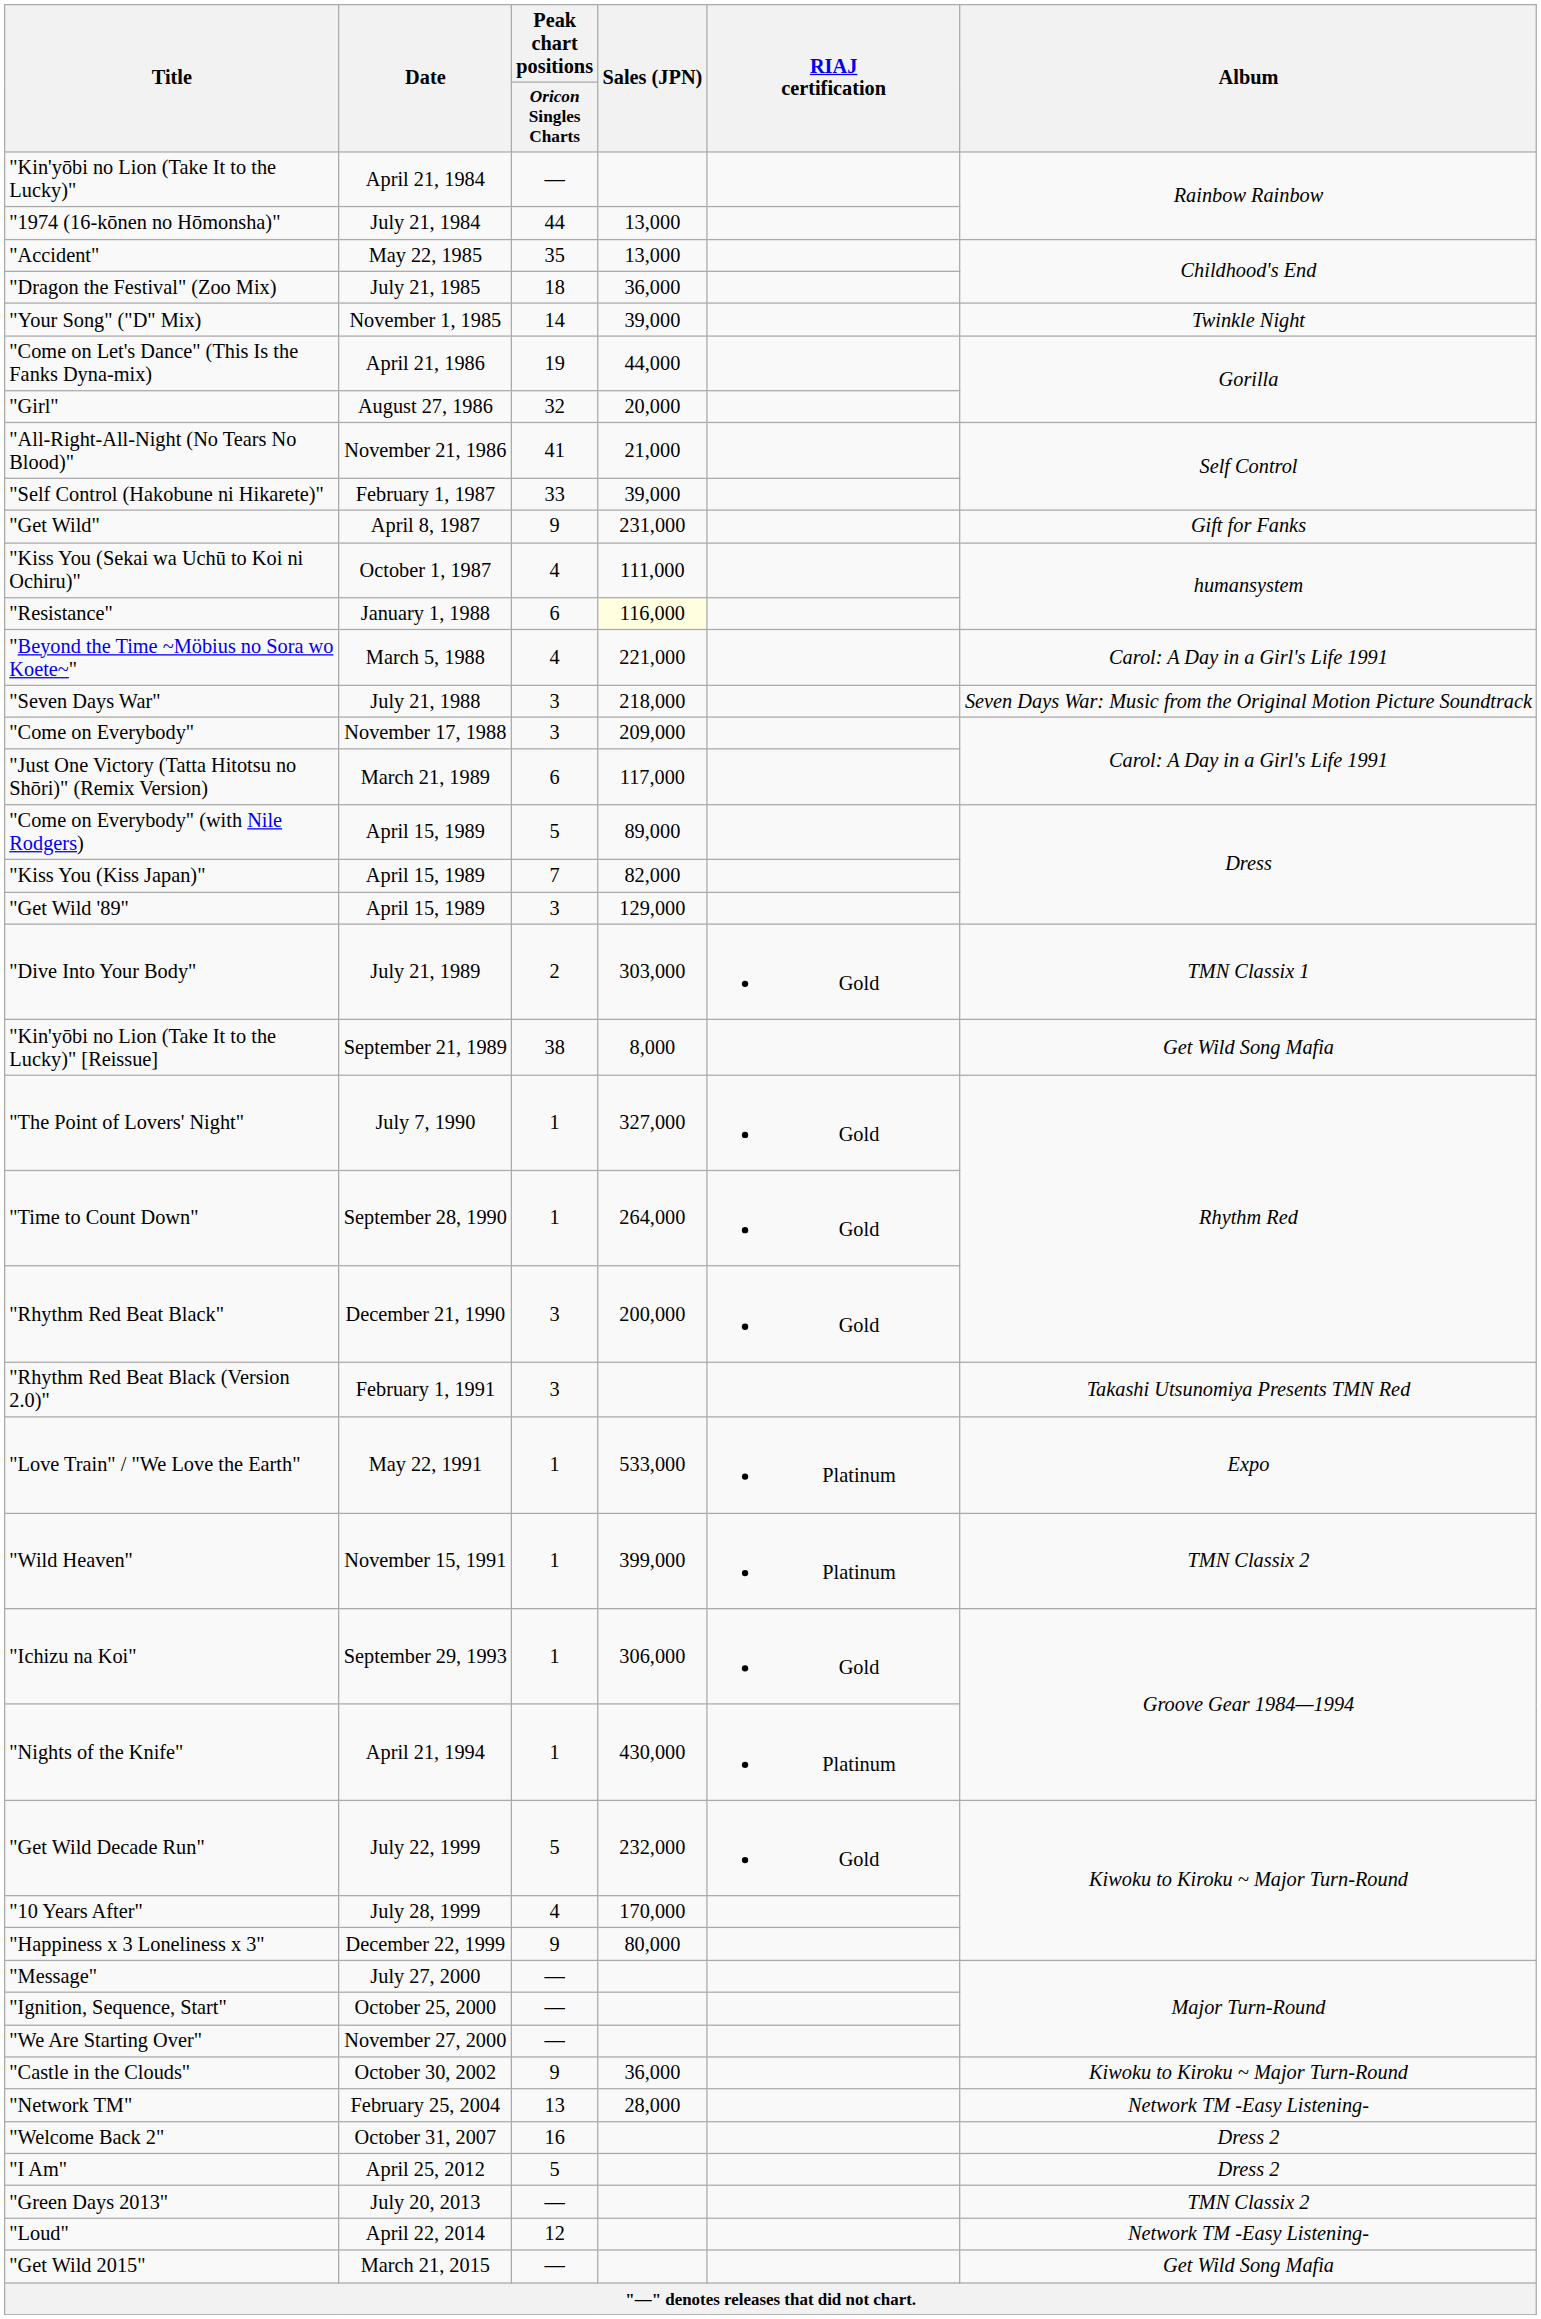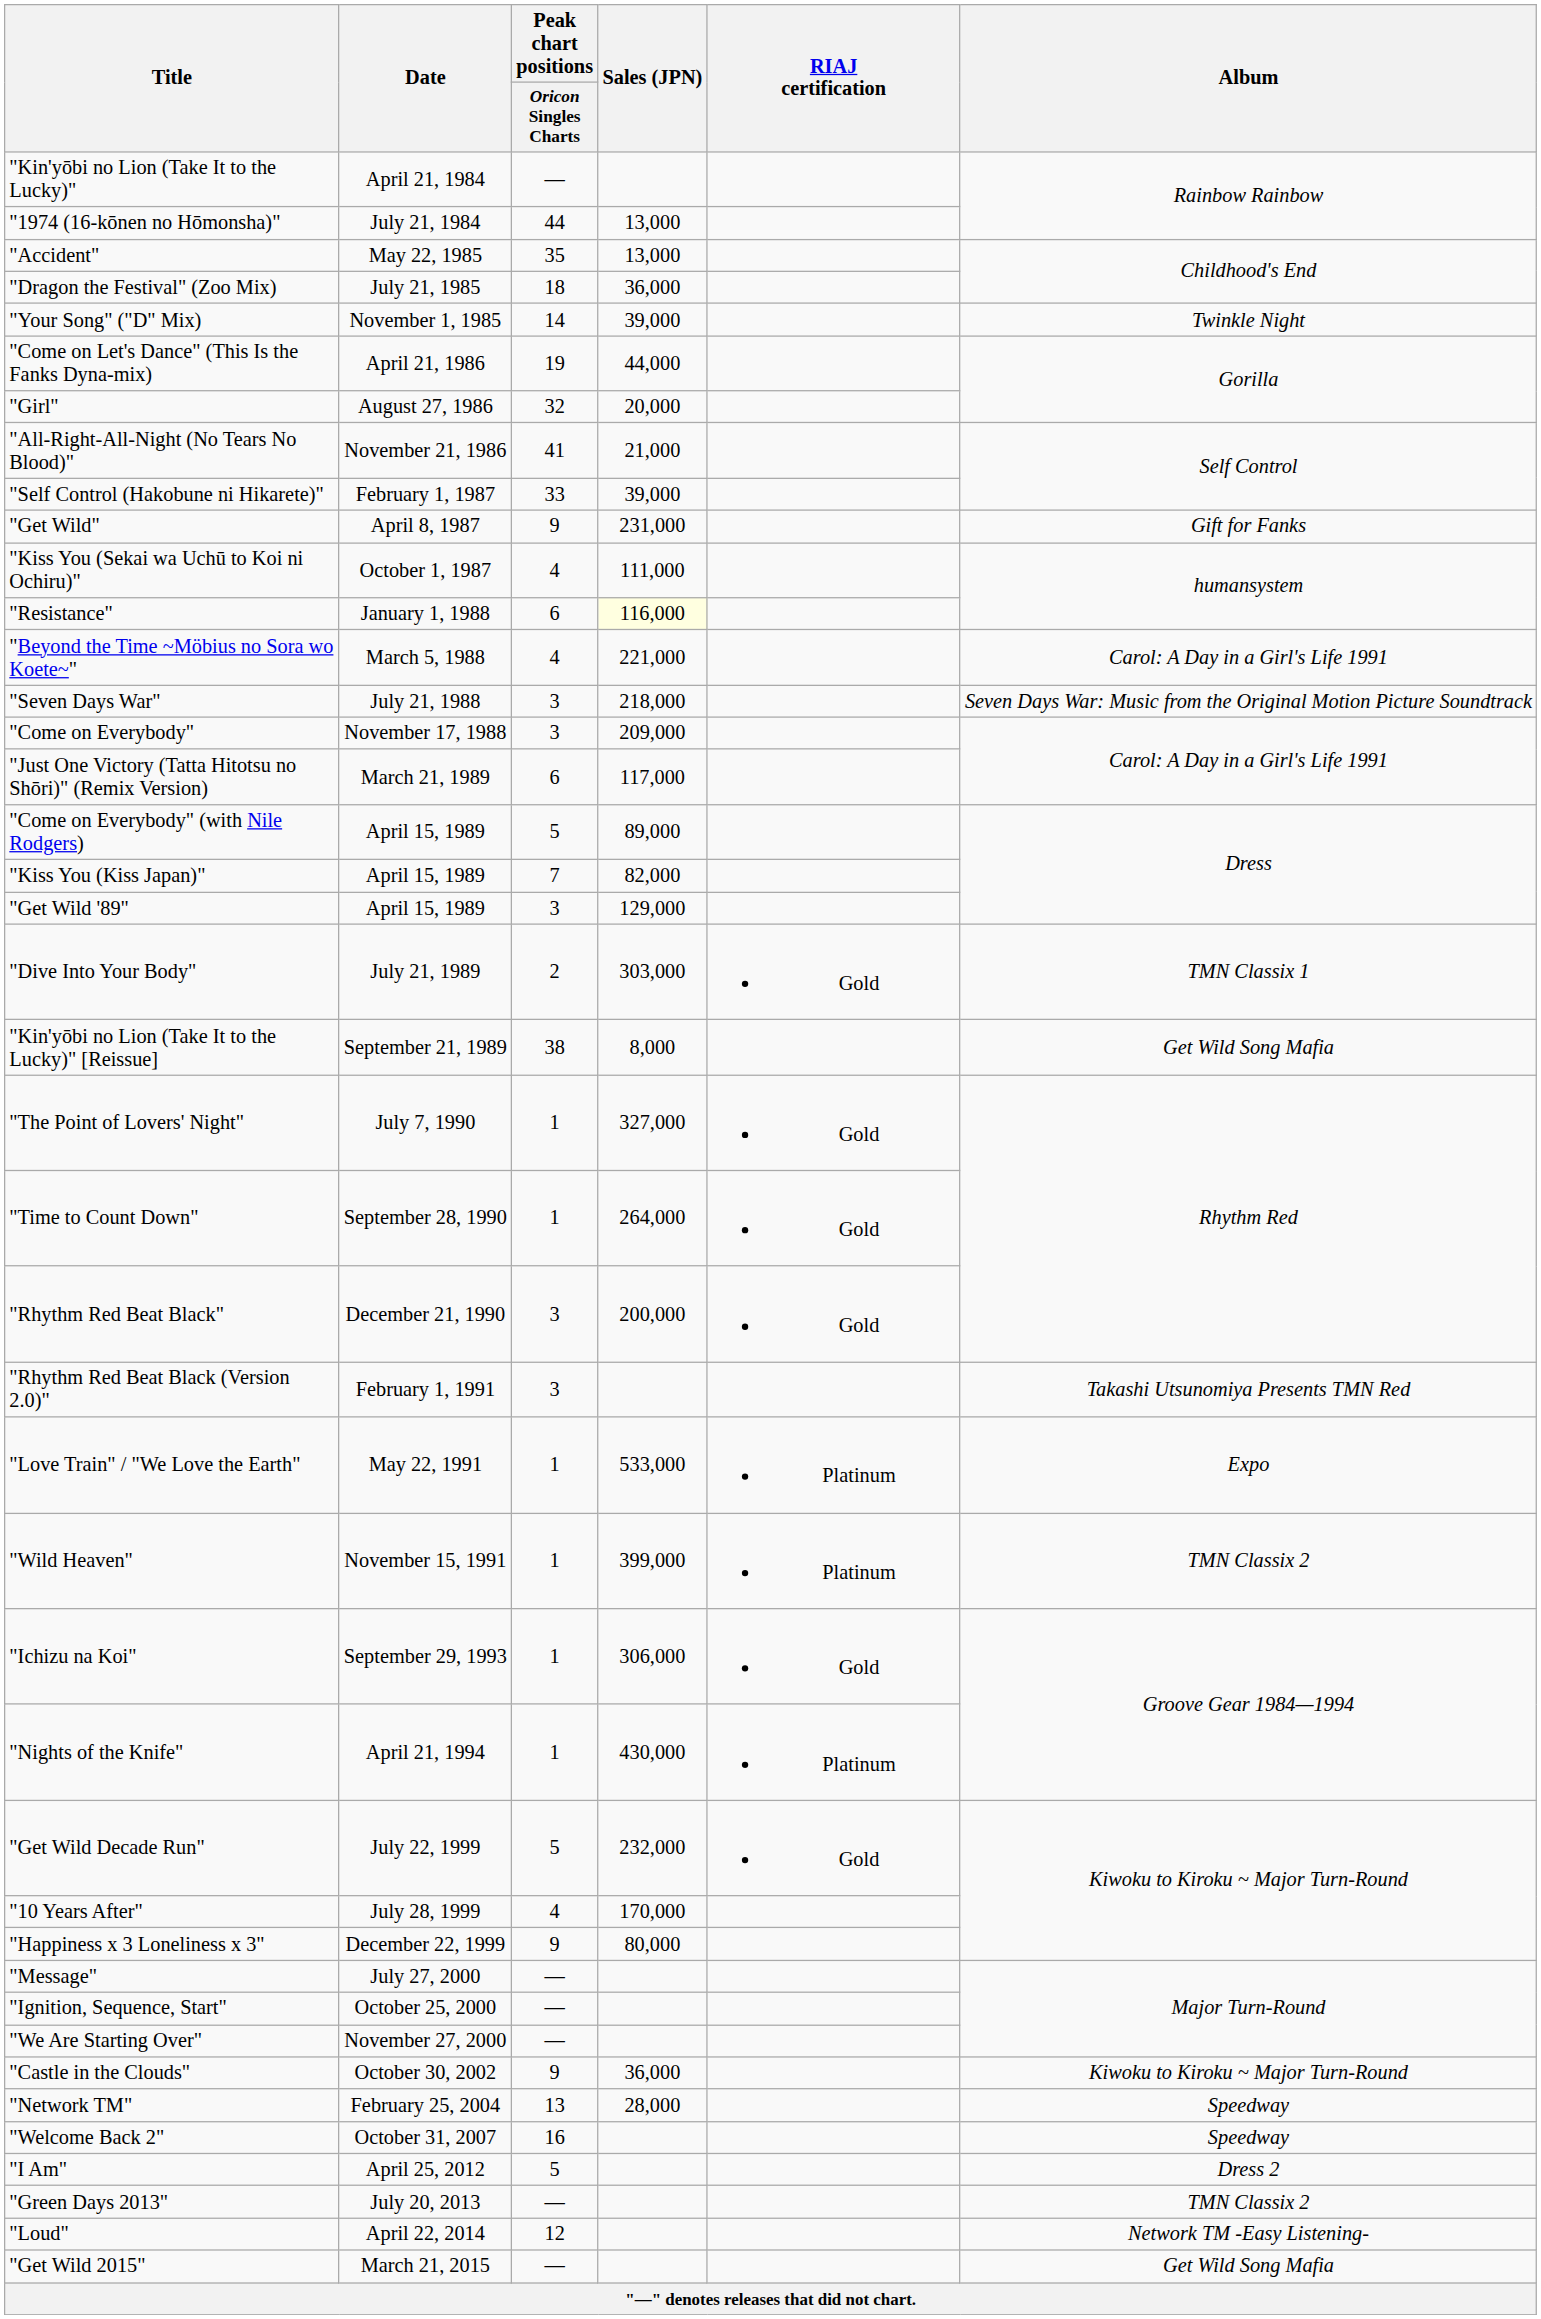(1248, 2105) Network TM -Easy Listening- -> (1248, 2105) Speedway
(1248, 2137) Dress 2 -> (1248, 2137) Speedway
